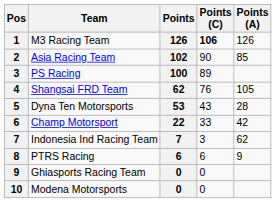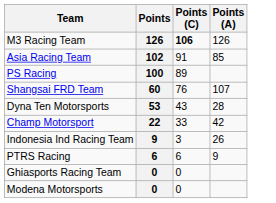- column: (16, 18)
(205, 57) 90 -> (181, 57) 91
(179, 90) 62 -> (154, 90) 60
(245, 90) 105 -> (221, 90) 107
(179, 139) 7 -> (154, 139) 9
(242, 139) 62 -> (218, 139) 26
